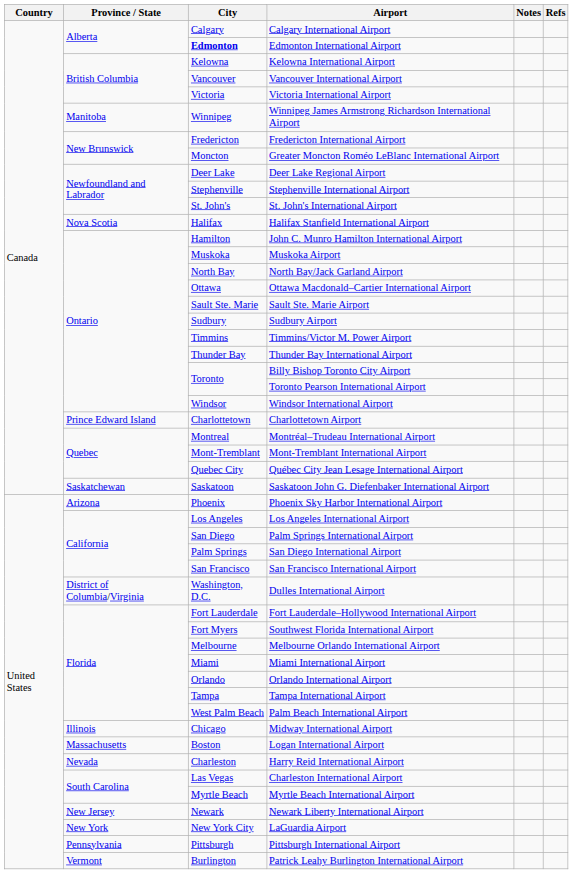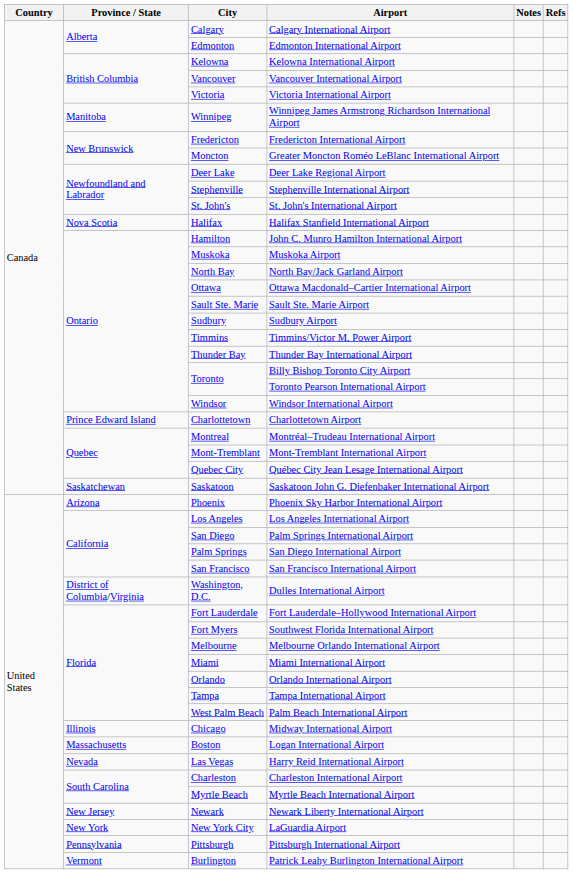(214, 45) bold -> (213, 45) normal
(213, 761) Charleston -> (212, 761) Las Vegas
(212, 778) Las Vegas -> (213, 778) Charleston
